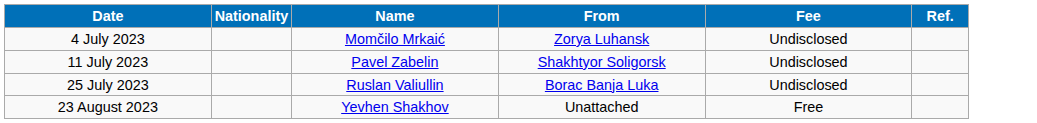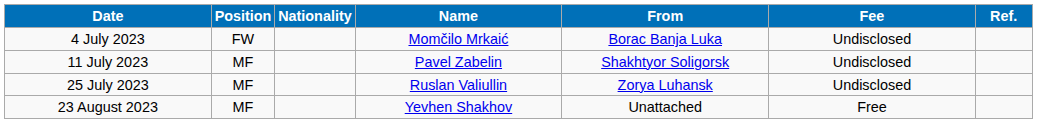+ column: (243, 16)
(602, 39) Zorya Luhansk -> (665, 39) Borac Banja Luka
(602, 85) Borac Banja Luka -> (665, 85) Zorya Luhansk
